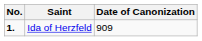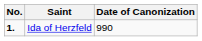(105, 28) 909 -> (105, 28) 990
